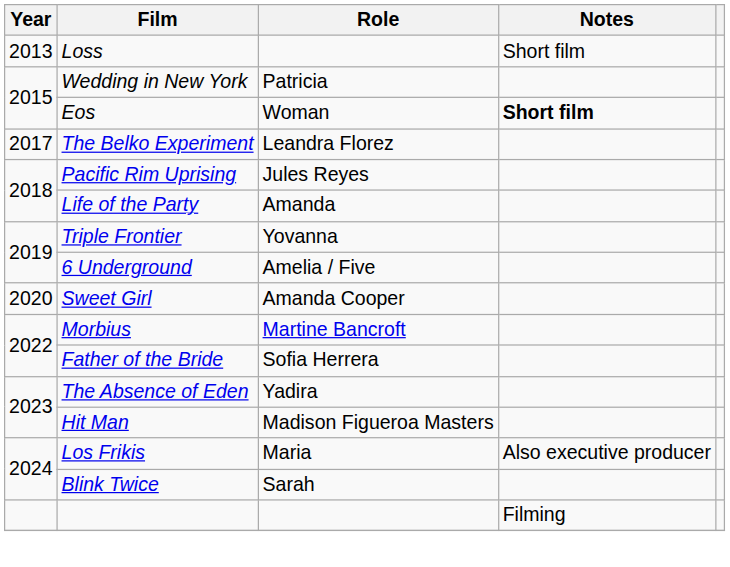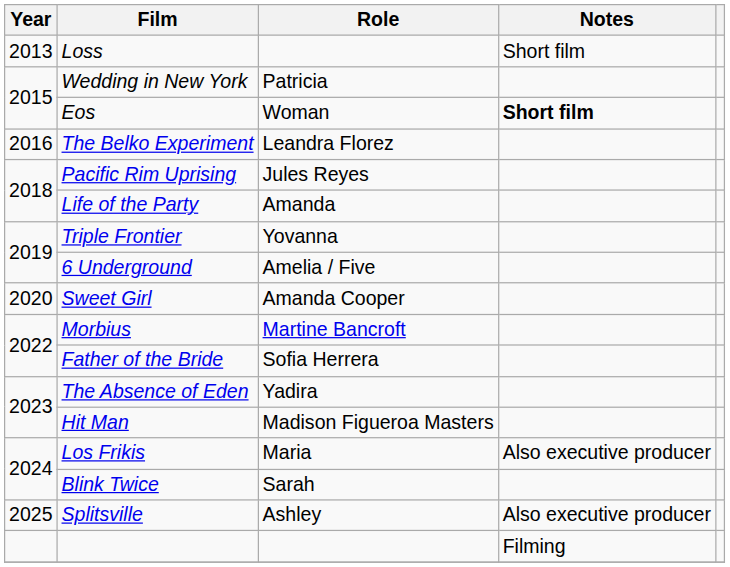(31, 143) 2017 -> (31, 143) 2016
+ row: (102, 515)
